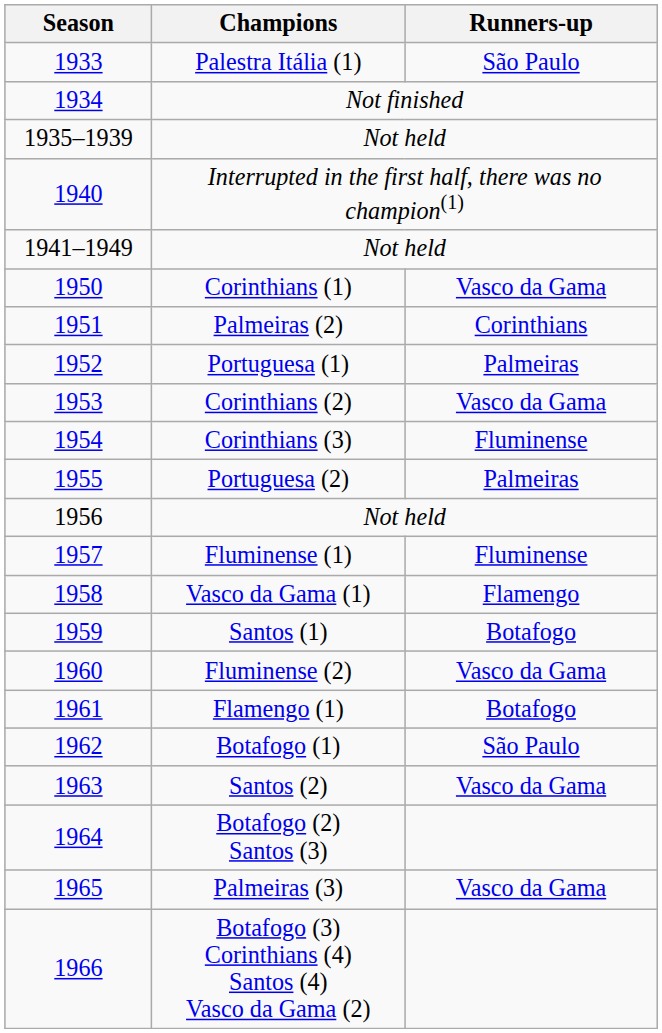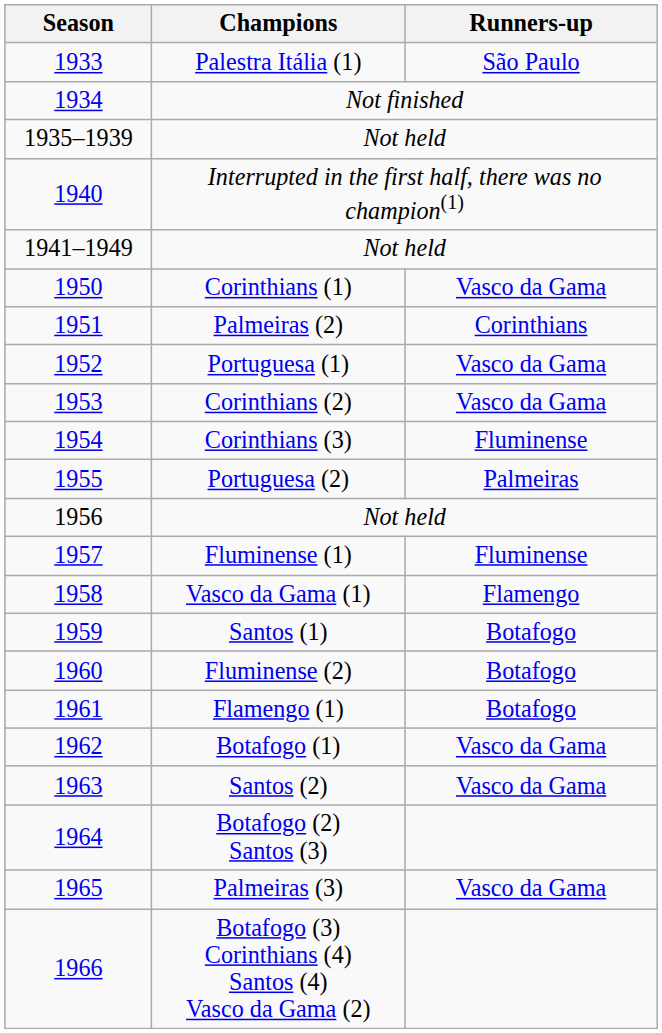(531, 363) Palmeiras -> (531, 363) Vasco da Gama
(531, 670) Vasco da Gama -> (531, 670) Botafogo
(531, 747) São Paulo -> (531, 747) Vasco da Gama
